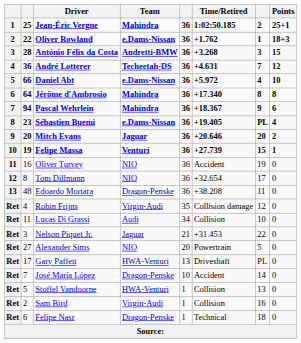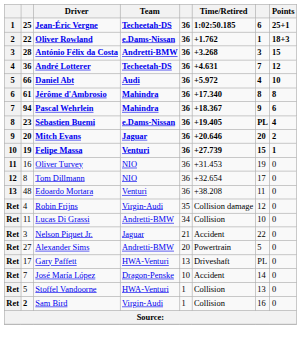(140, 24) Mahindra -> (147, 24) Techeetah-DS
(259, 24) 2 -> (259, 24) 6
(149, 80) e.Dams-Nissan -> (131, 80) Audi
(27, 94) 64 -> (27, 94) 61
(209, 164) Accident -> (208, 164) +31.453
(148, 191) Dragon-Penske -> (134, 191) Venturi
(130, 219) Audi -> (148, 219) Andretti-BMW
(208, 233) +31.453 -> (209, 233) Accident
(129, 247) NIO -> (148, 247) Andretti-BMW
(25, 303) normal -> (25, 303) bold
- row: (55, 317)
